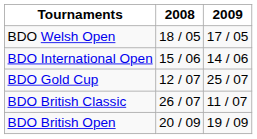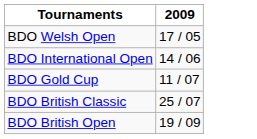- column: (180, 15)
(228, 79) 25 / 07 -> (179, 79) 11 / 07
(227, 101) 11 / 07 -> (180, 101) 25 / 07
